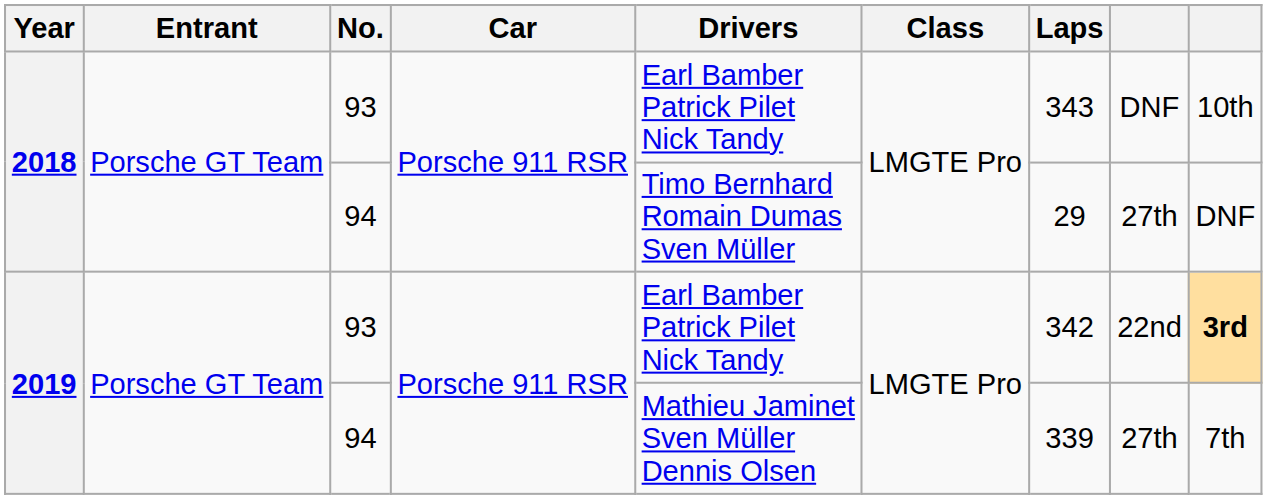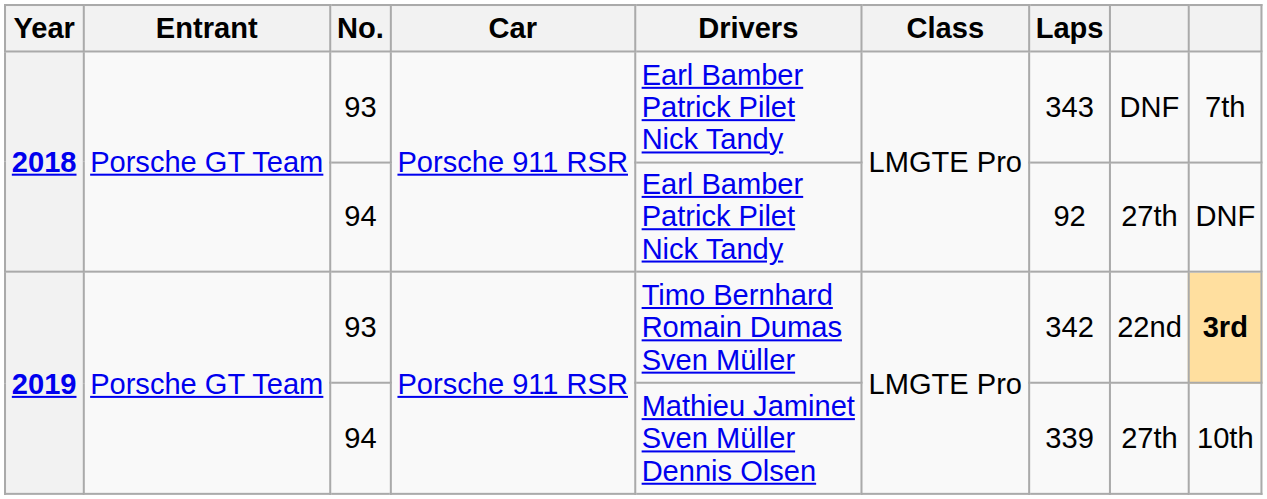(1225, 107) 10th -> (1225, 107) 7th
(742, 217) Timo Bernhard Romain Dumas Sven Müller -> (722, 217) Earl Bamber Patrick Pilet Nick Tandy
(1070, 217) 29 -> (1070, 217) 92
(722, 328) Earl Bamber Patrick Pilet Nick Tandy -> (742, 328) Timo Bernhard Romain Dumas Sven Müller
(1225, 438) 7th -> (1225, 438) 10th
